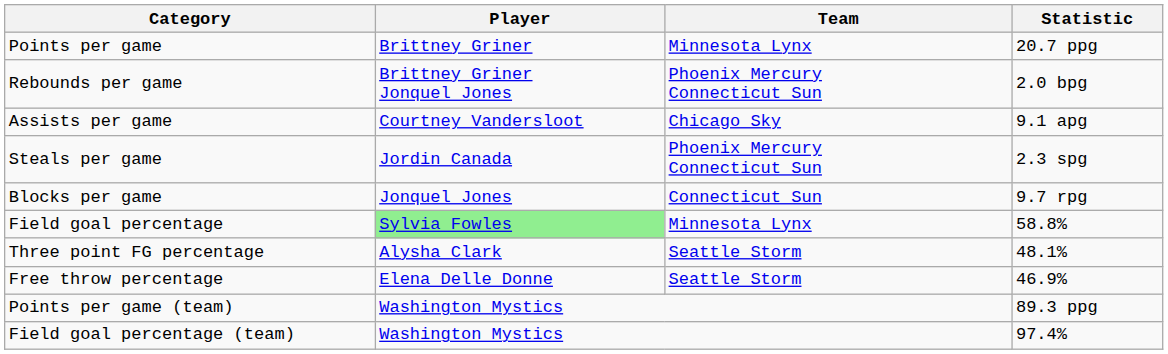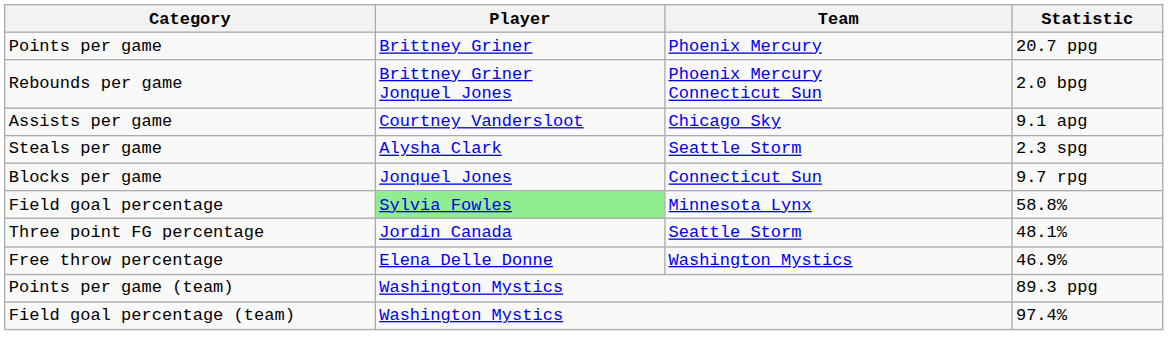(740, 46) Minnesota Lynx -> (745, 46) Phoenix Mercury
(446, 159) Jordin Canada -> (441, 149) Alysha Clark
(745, 159) Phoenix Mercury Connecticut Sun -> (735, 149) Seattle Storm
(441, 252) Alysha Clark -> (446, 232) Jordin Canada
(735, 280) Seattle Storm -> (761, 260) Washington Mystics
